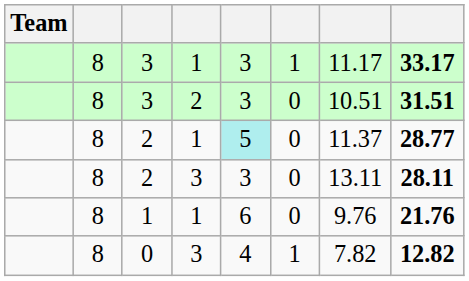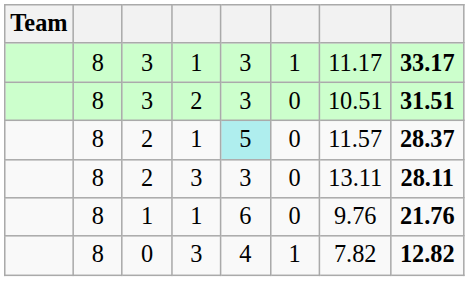(355, 139) 11.37 -> (355, 139) 11.57
(427, 139) 28.77 -> (427, 139) 28.37
